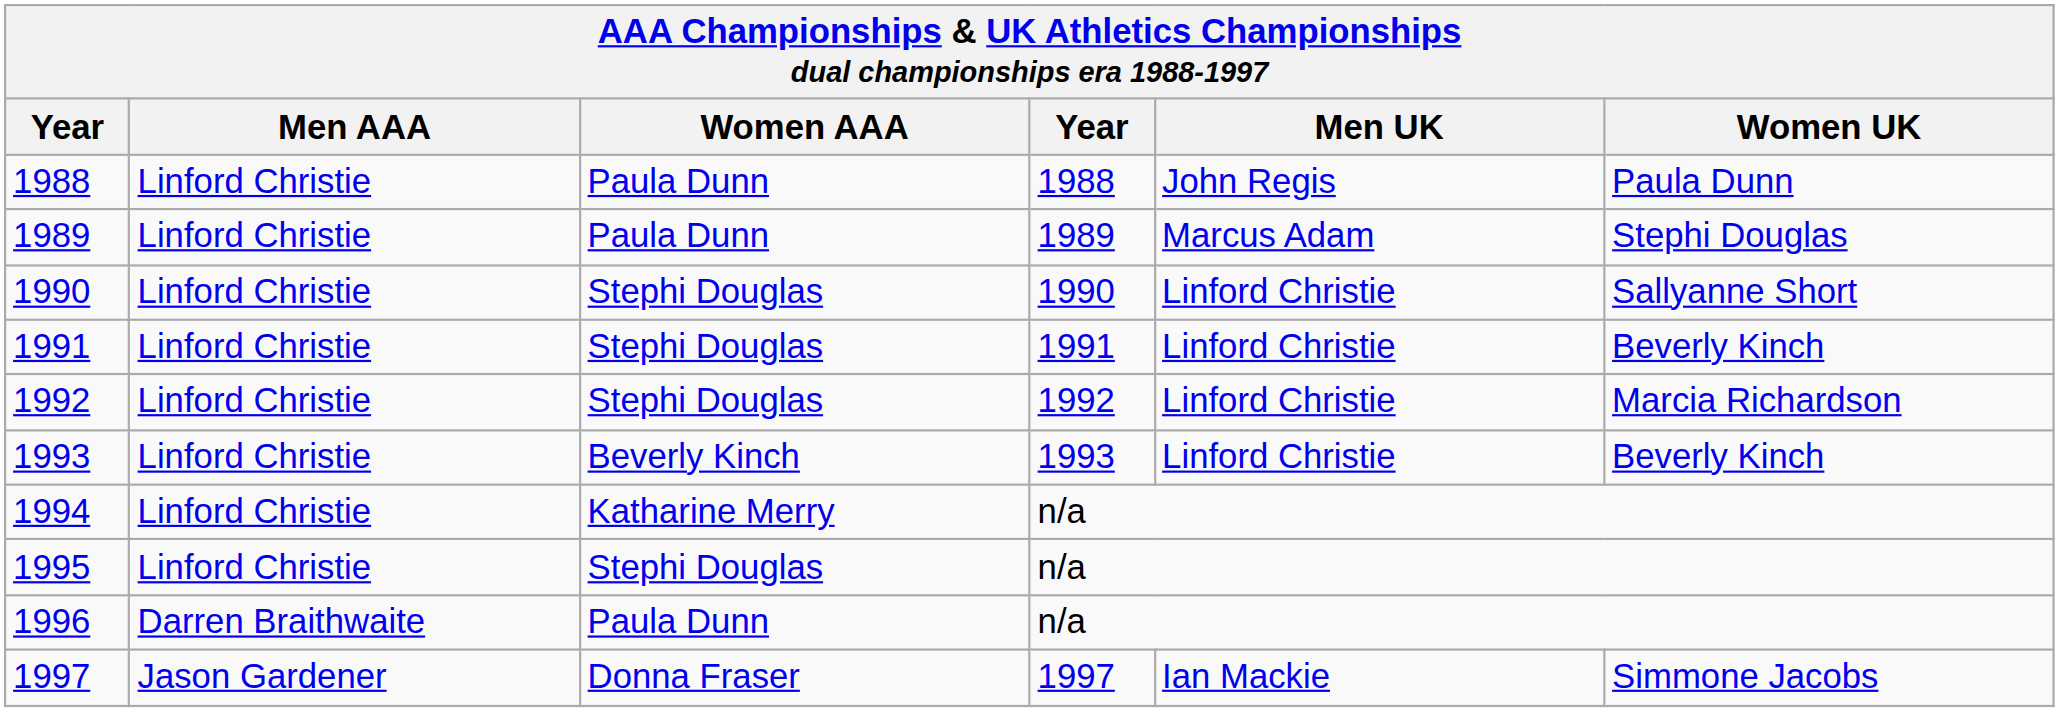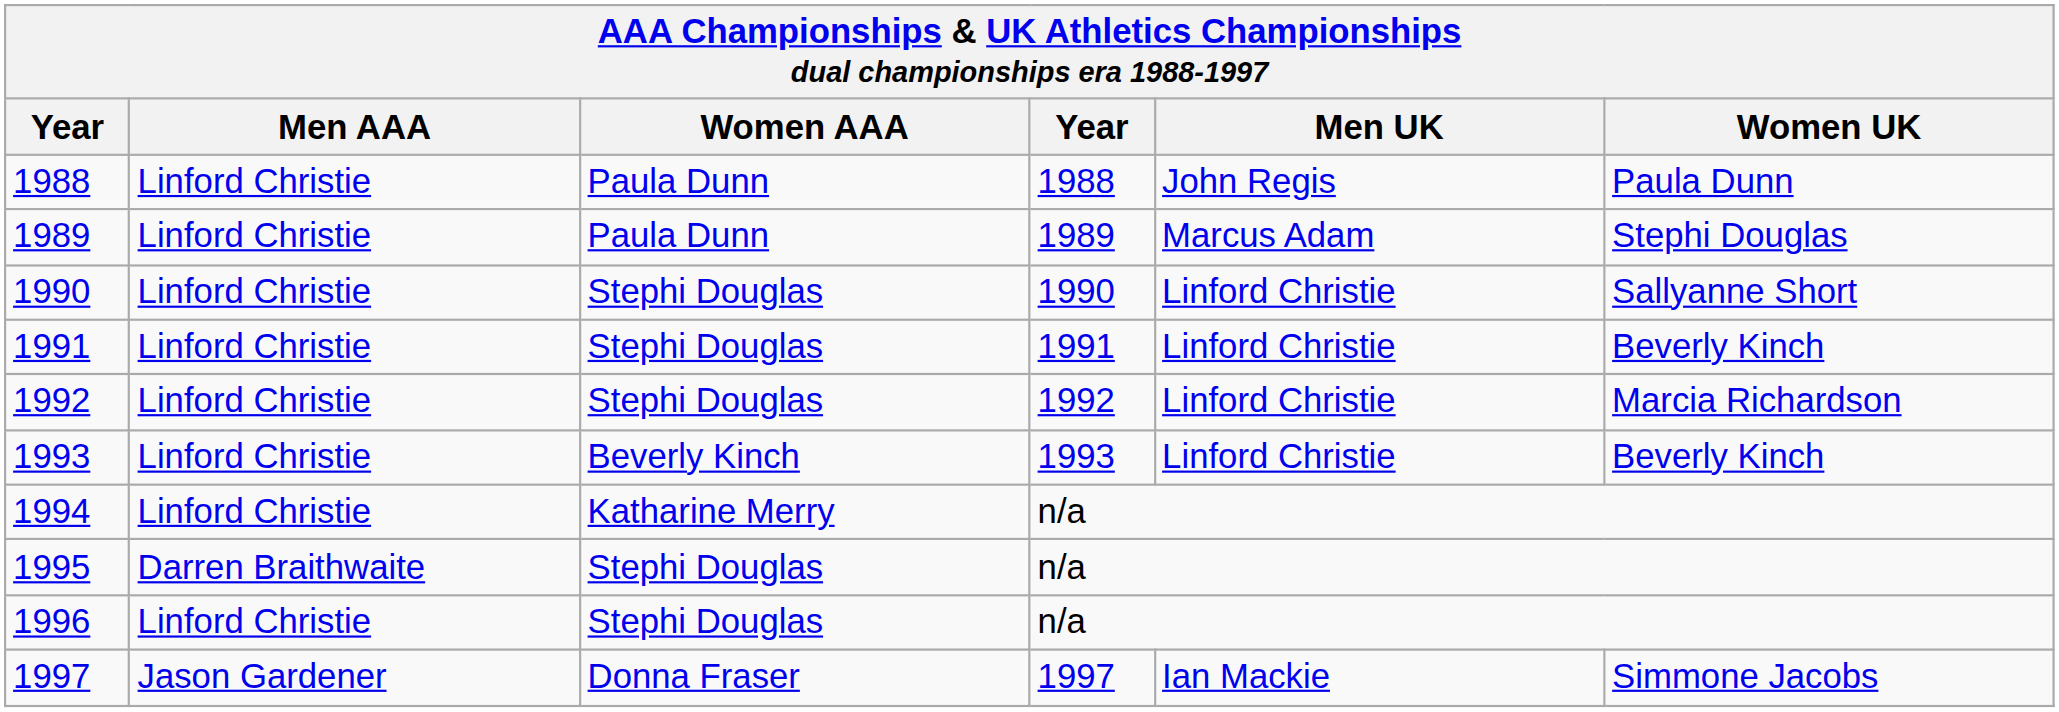(254, 566) Linford Christie -> (281, 566) Darren Braithwaite
(281, 621) Darren Braithwaite -> (254, 621) Linford Christie
(678, 621) Paula Dunn -> (705, 621) Stephi Douglas
